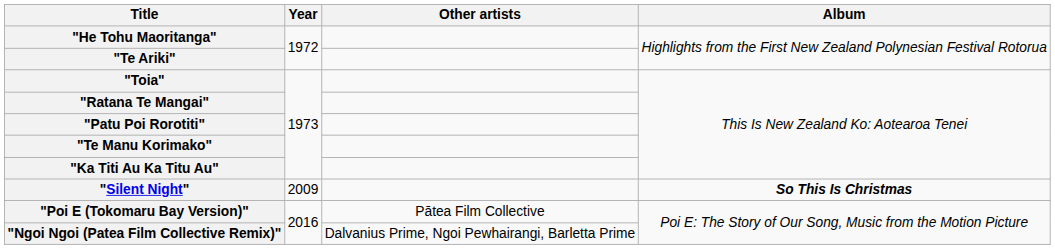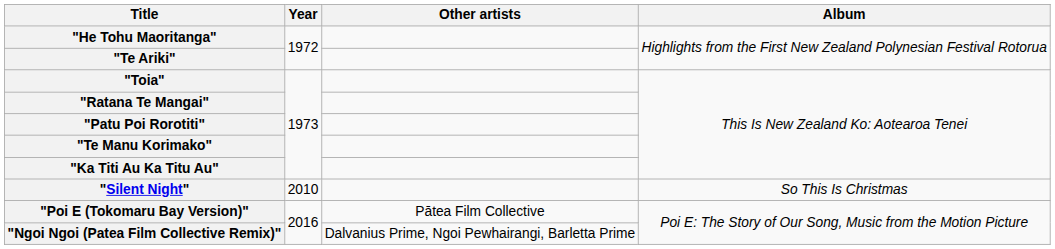(303, 189) 2009 -> (303, 189) 2010
(844, 189) bold -> (844, 189) normal
